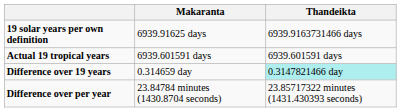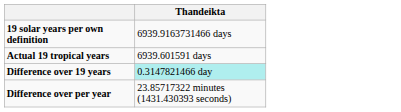- column: (200, 12)
